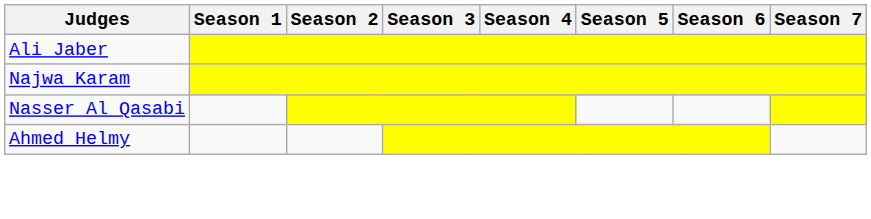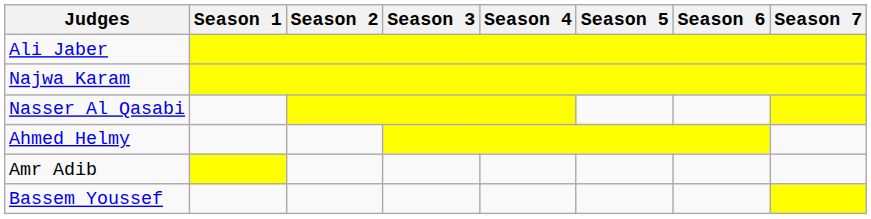+ row: (53, 169)
+ row: (86, 199)
